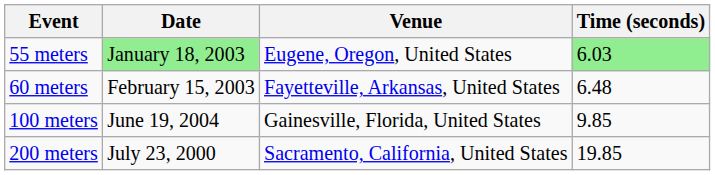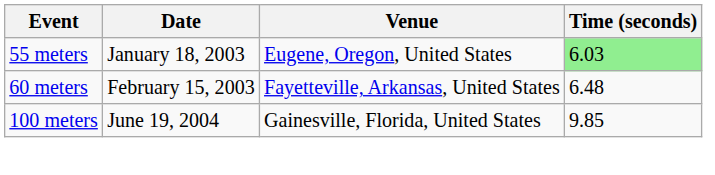(176, 54) lightgreen background -> (176, 54) no background
- row: (54, 153)
